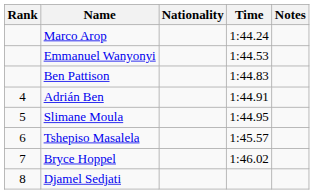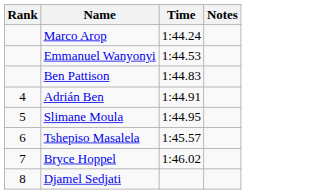- column: (193, 14)
